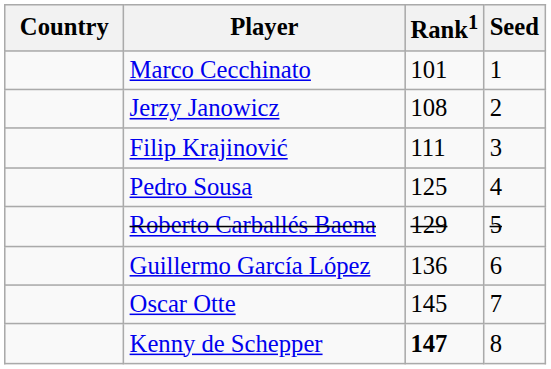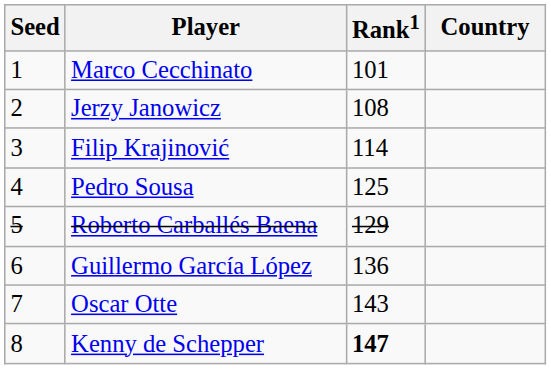columns swapped: (64, 27) <-> (514, 27)
(428, 147) 111 -> (370, 147) 114
(429, 304) 145 -> (370, 304) 143
